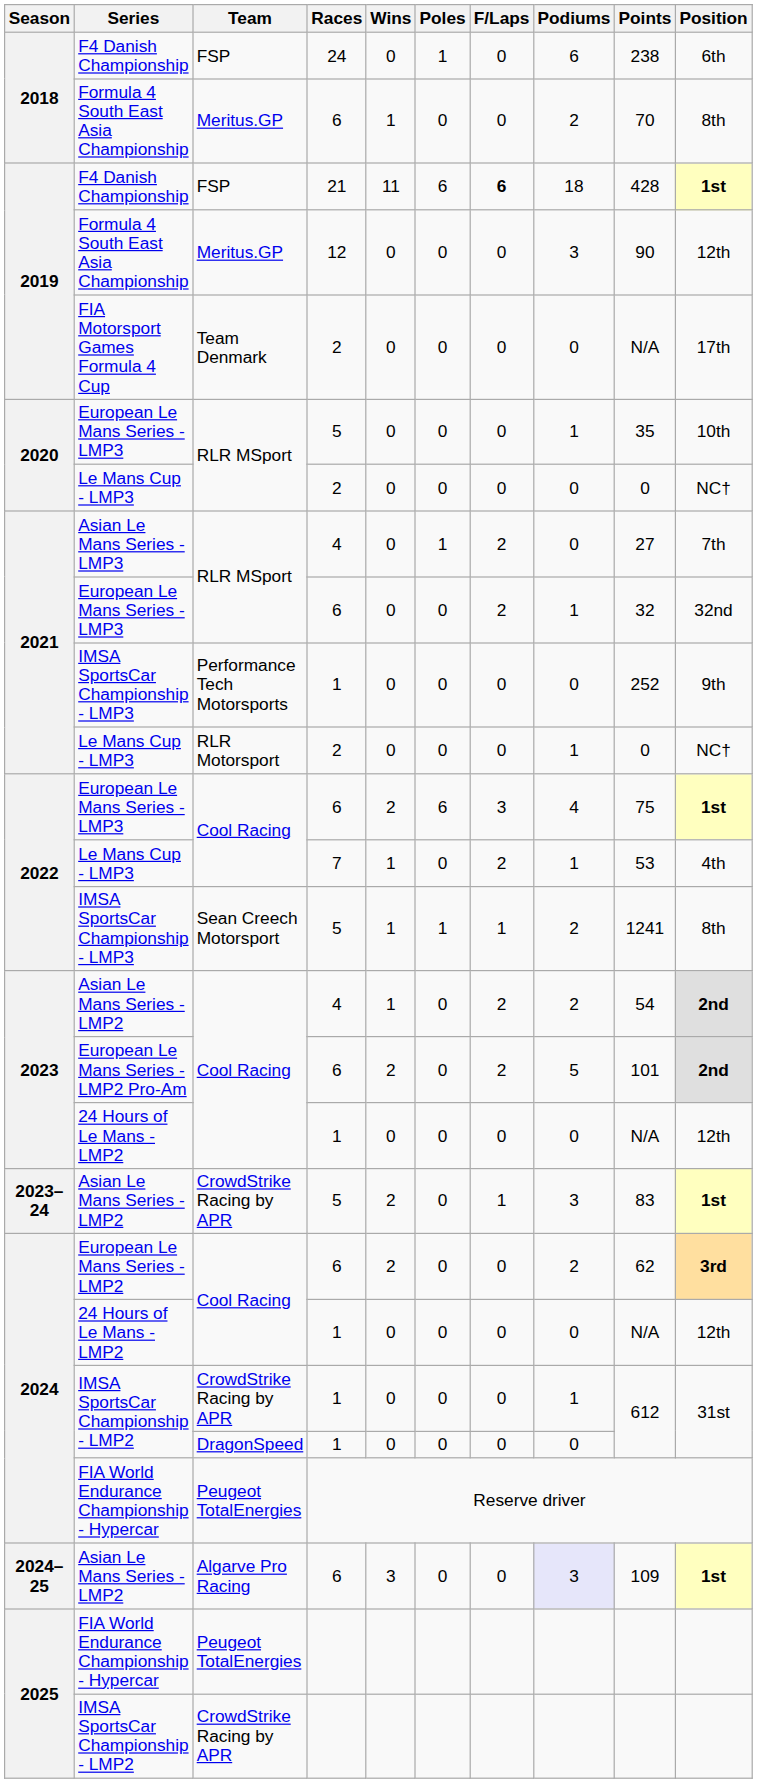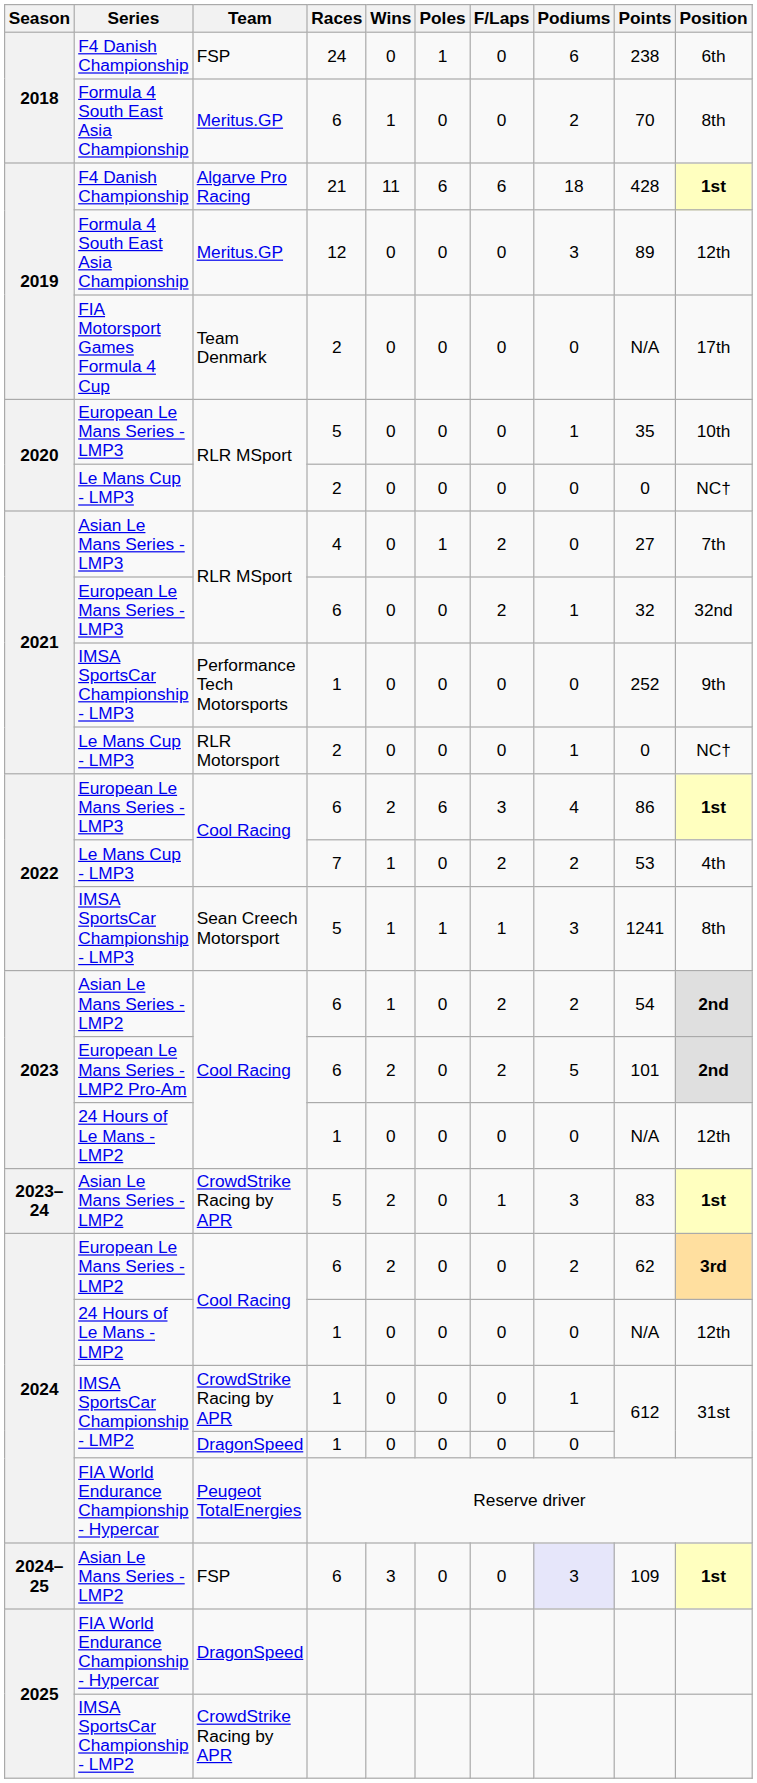(213, 187) FSP -> (242, 187) Algarve Pro Racing
(502, 187) bold -> (502, 187) normal
(645, 253) 90 -> (645, 253) 89
(645, 807) 75 -> (645, 807) 86
(574, 863) 1 -> (574, 863) 2
(574, 929) 2 -> (574, 929) 3
(337, 1004) 4 -> (337, 1004) 6
(242, 1576) Algarve Pro Racing -> (213, 1576) FSP
(249, 1652) Peugeot TotalEnergies -> (250, 1652) DragonSpeed
